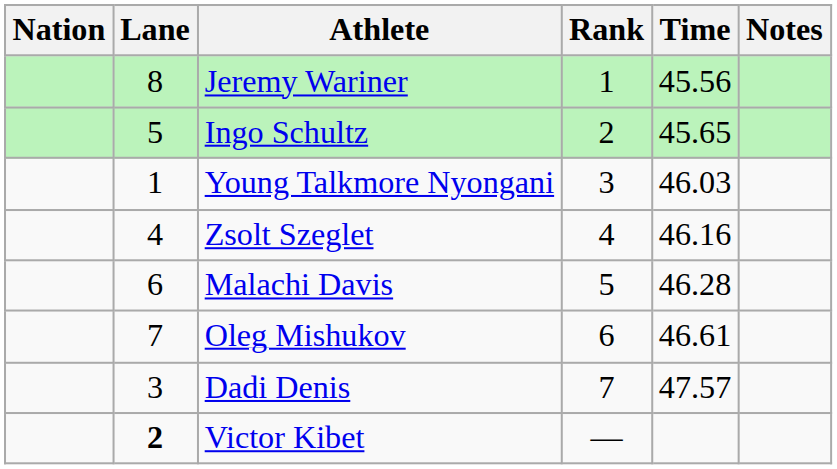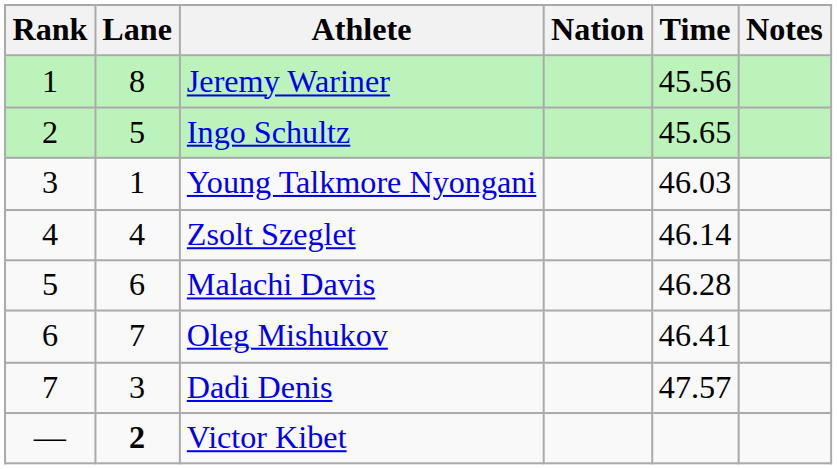columns swapped: (606, 30) <-> (59, 30)
(695, 234) 46.16 -> (695, 234) 46.14
(695, 336) 46.61 -> (695, 336) 46.41
